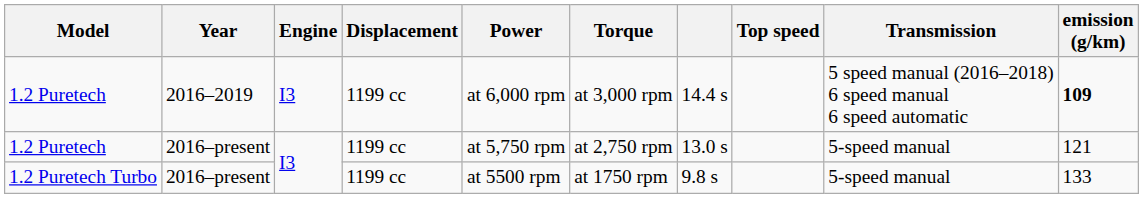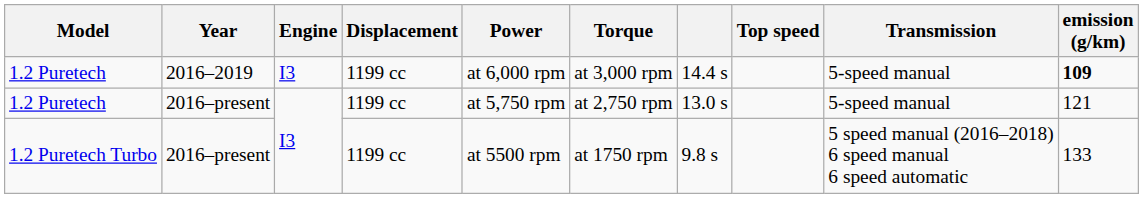(941, 94) 5 speed manual (2016–2018) 6 speed manual 6 speed automatic -> (889, 72) 5-speed manual
(889, 177) 5-speed manual -> (941, 155) 5 speed manual (2016–2018) 6 speed manual 6 speed automatic
